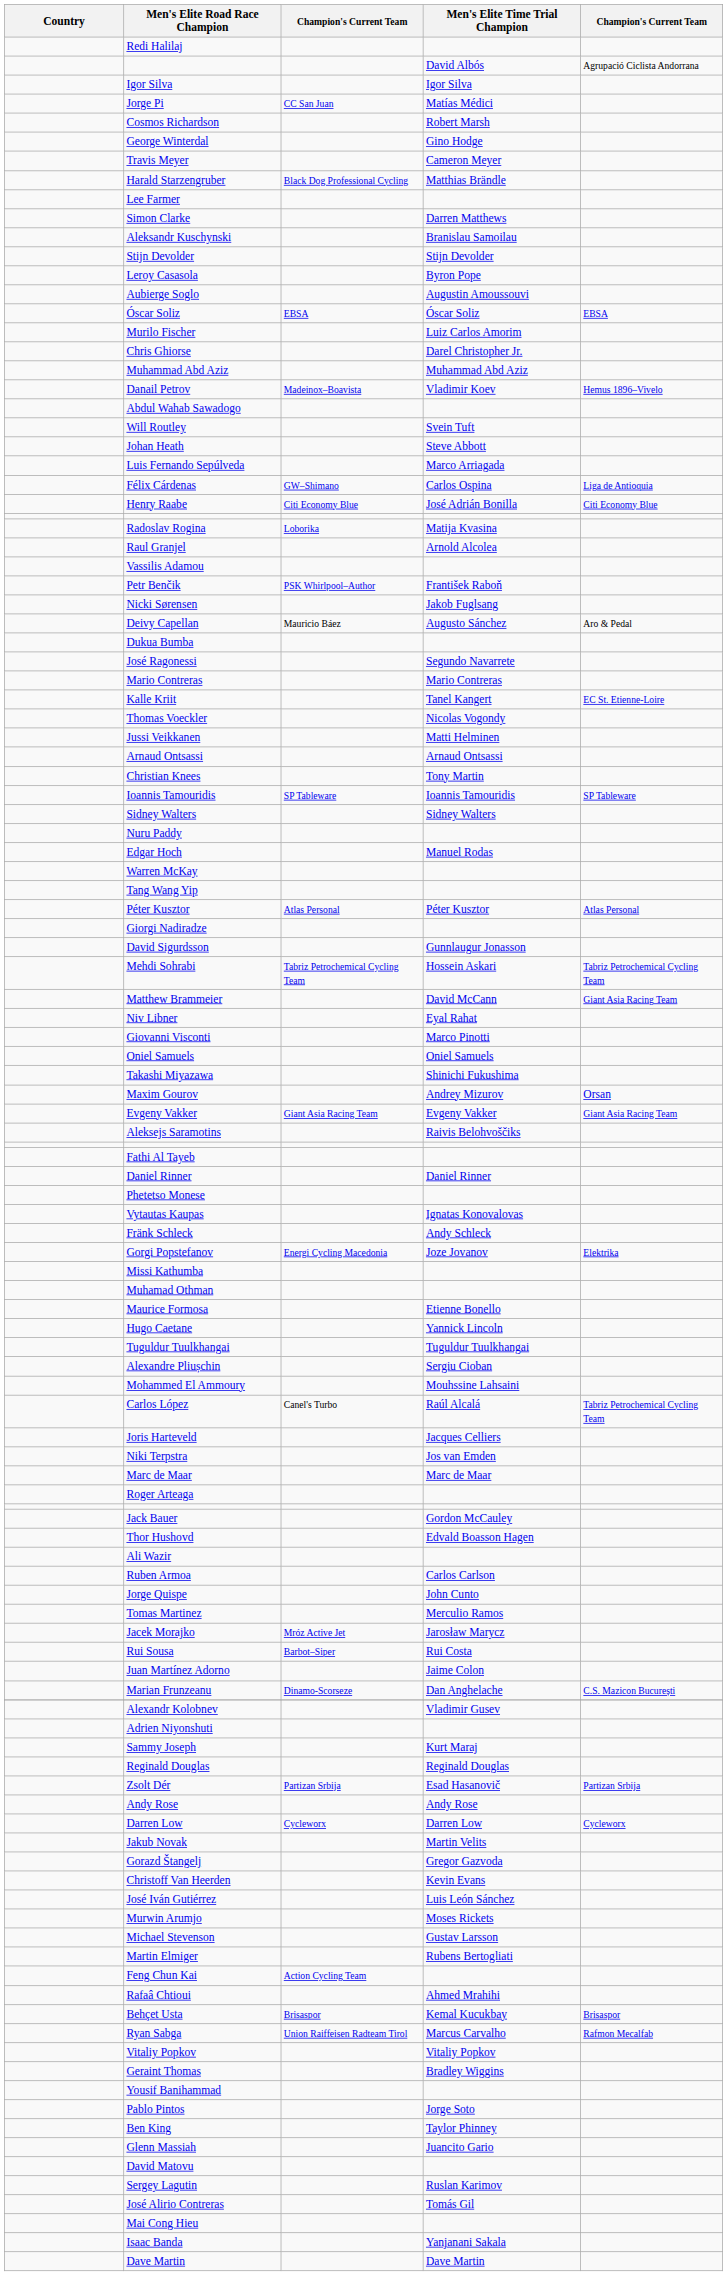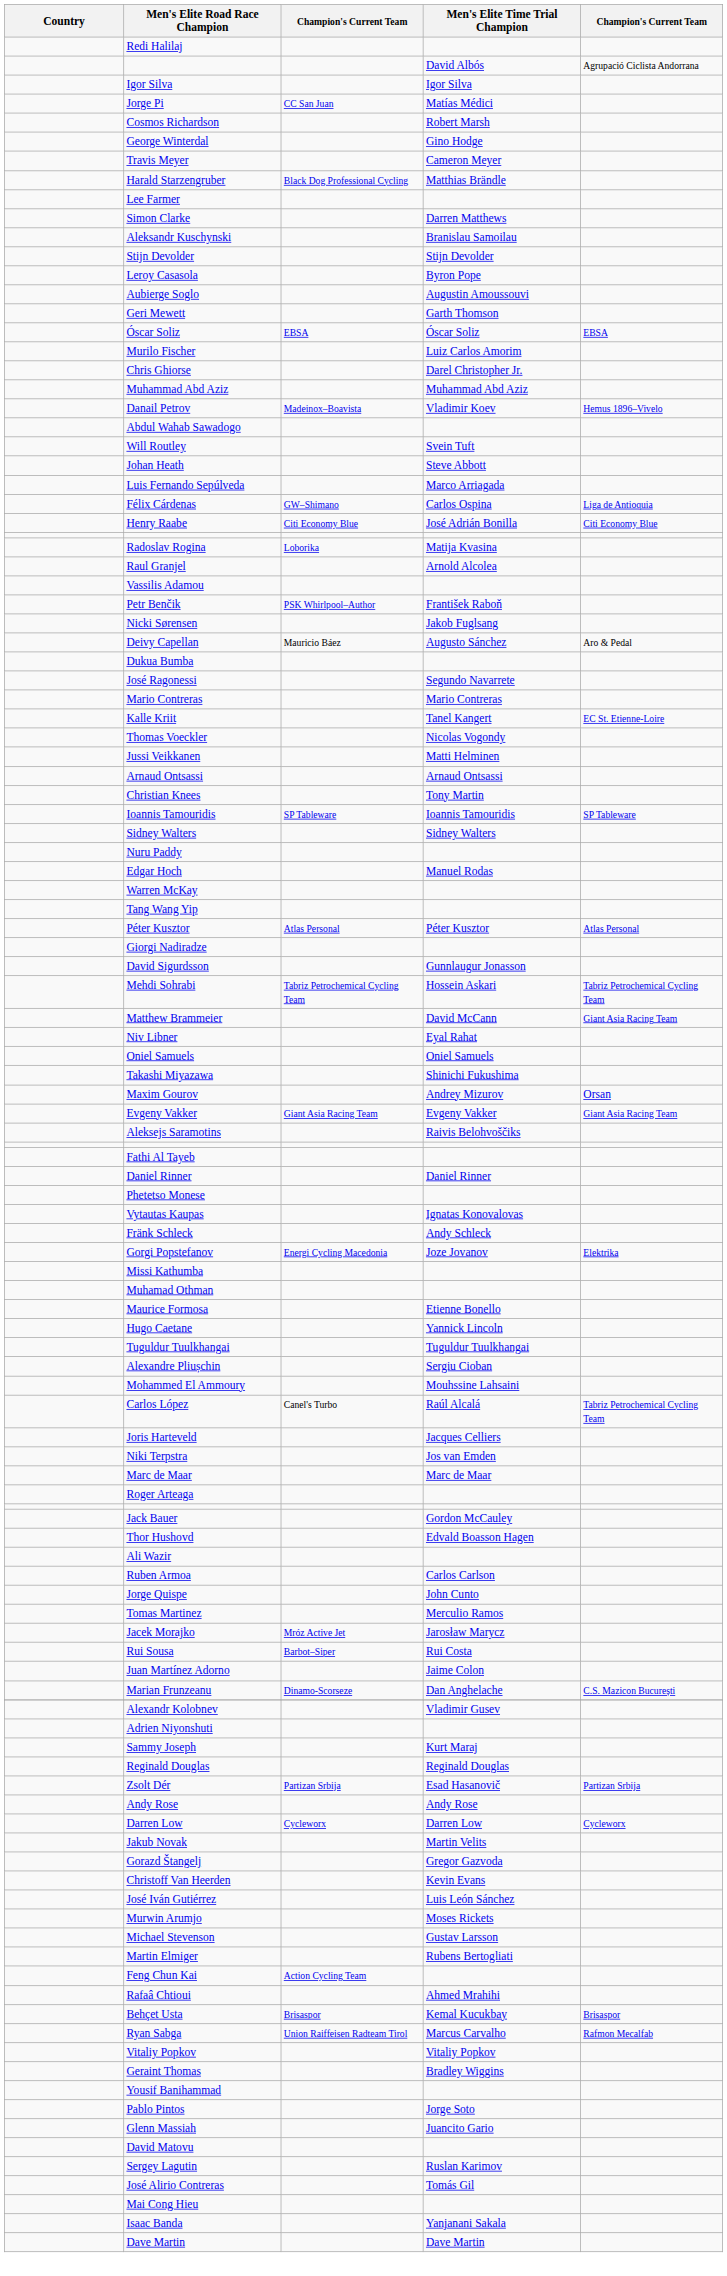+ row: (156, 313)
- row: (168, 1037)
- row: (149, 2128)
